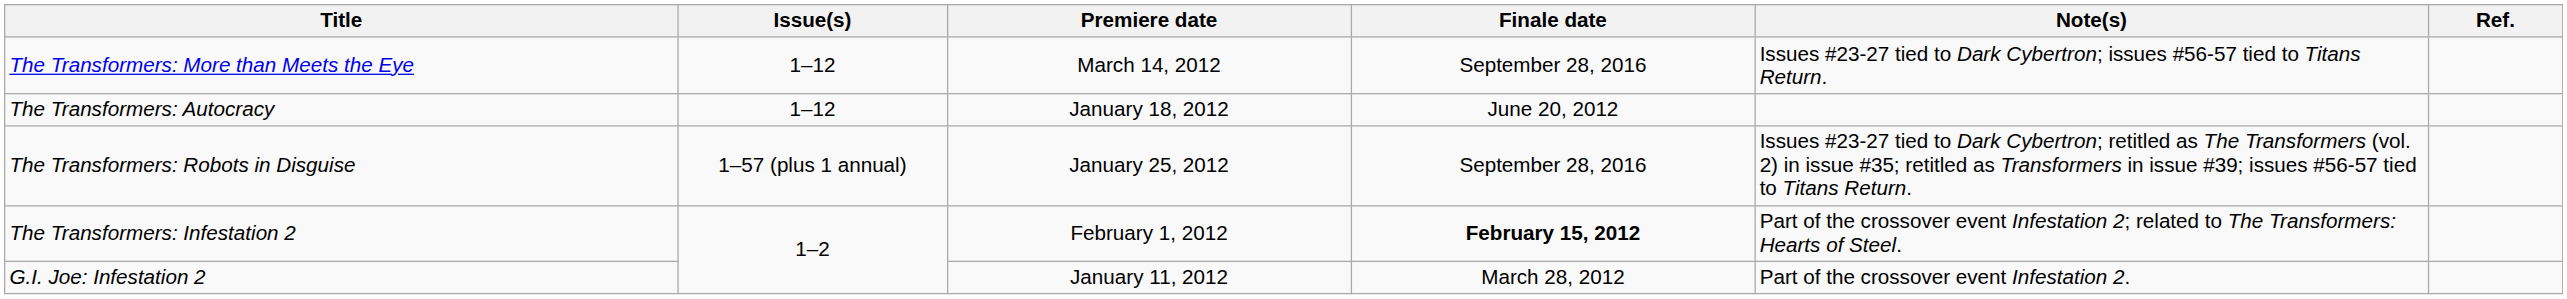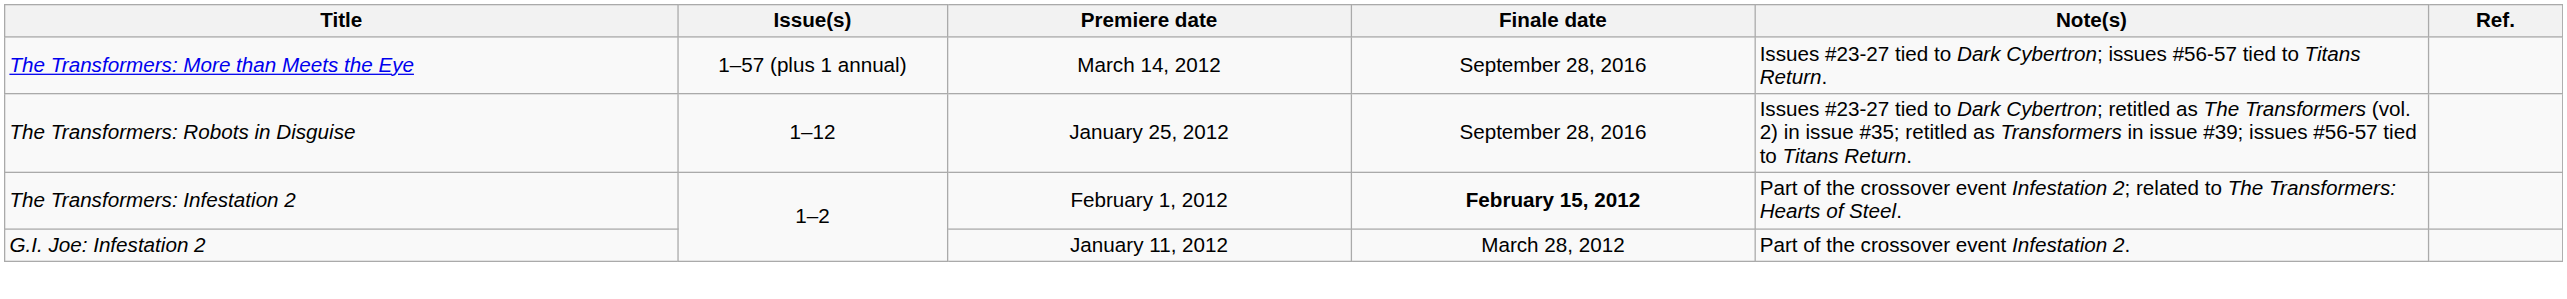(812, 65) 1–12 -> (812, 65) 1–57 (plus 1 annual)
- row: (142, 109)
(812, 165) 1–57 (plus 1 annual) -> (812, 132) 1–12
